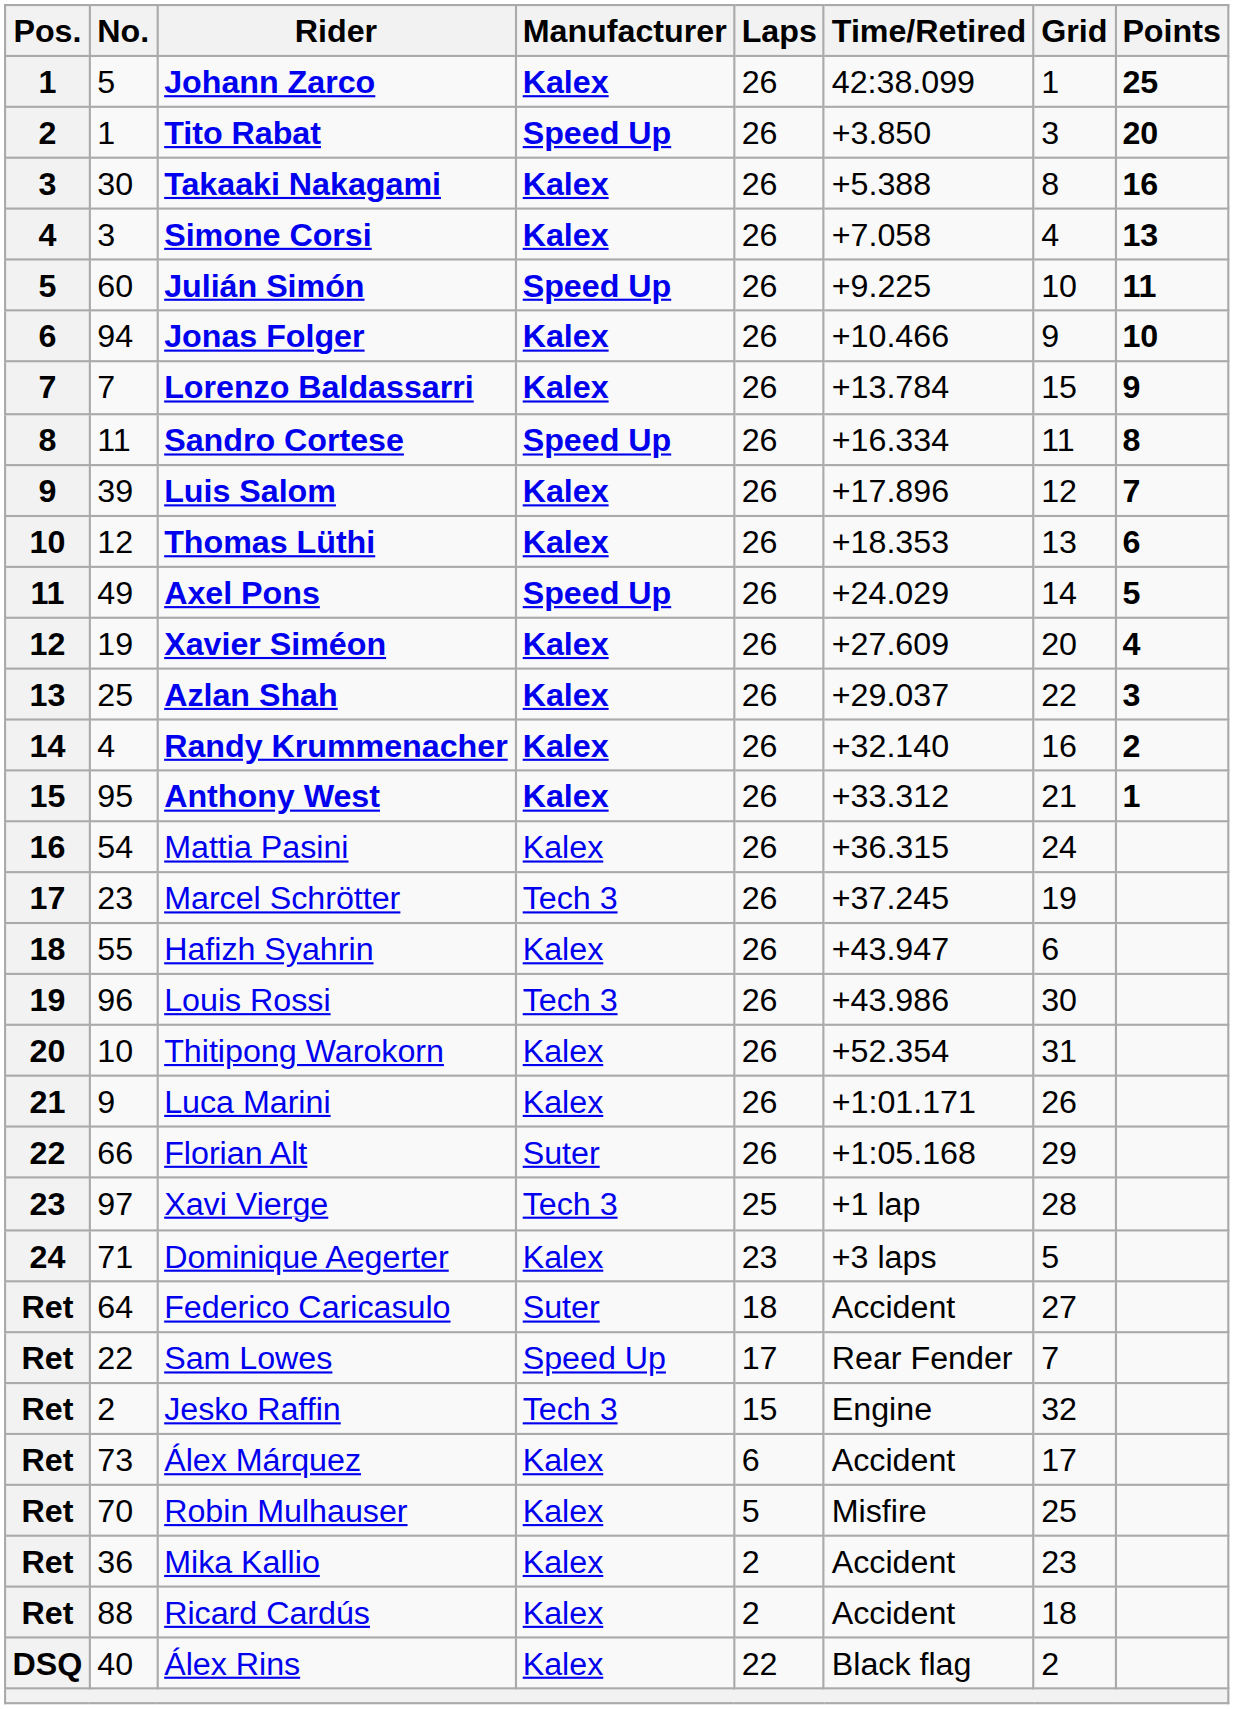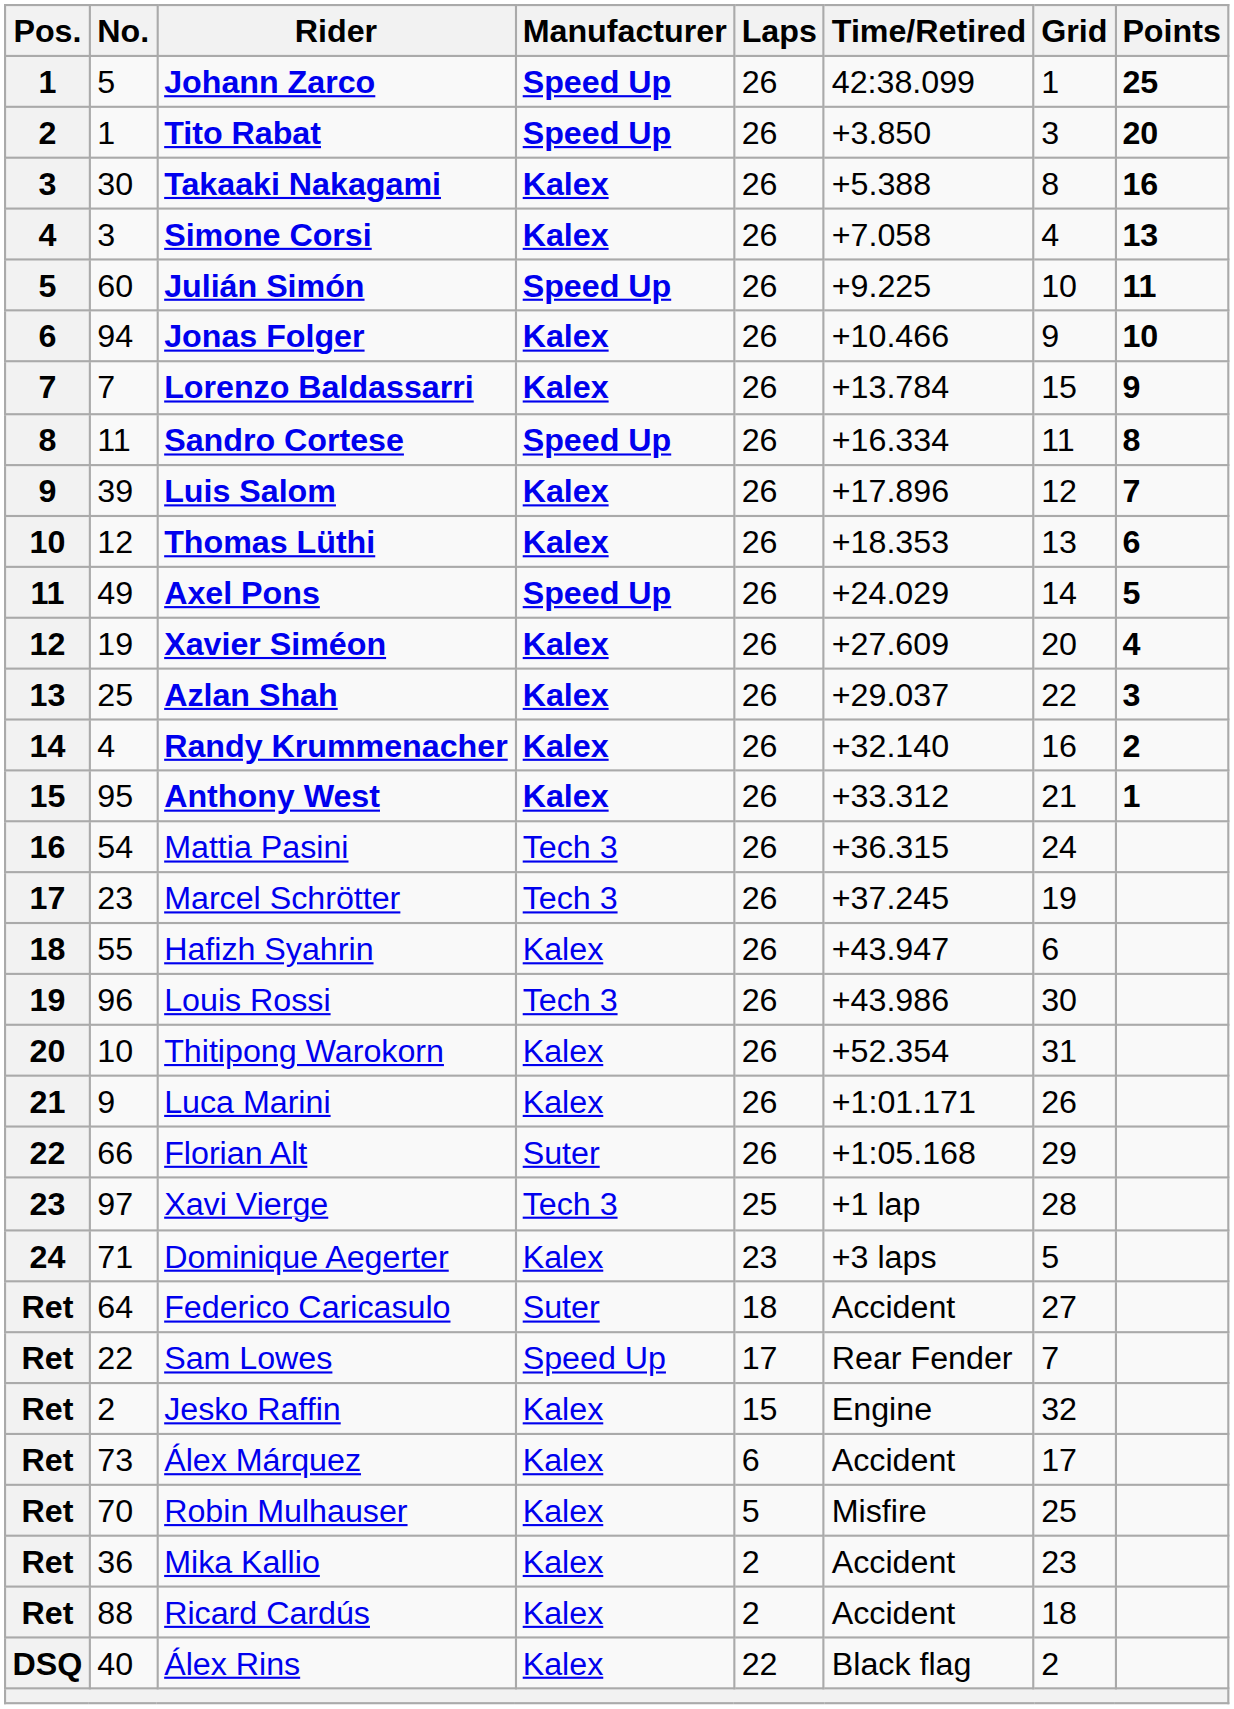(566, 82) Kalex -> (597, 82) Speed Up
(563, 847) Kalex -> (570, 847) Tech 3
(570, 1408) Tech 3 -> (563, 1408) Kalex
